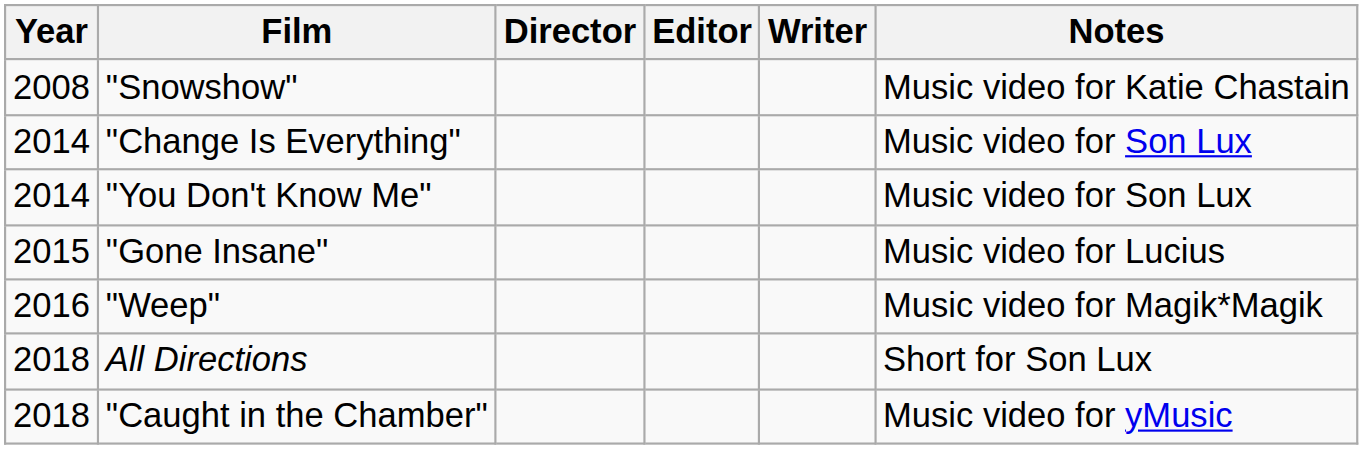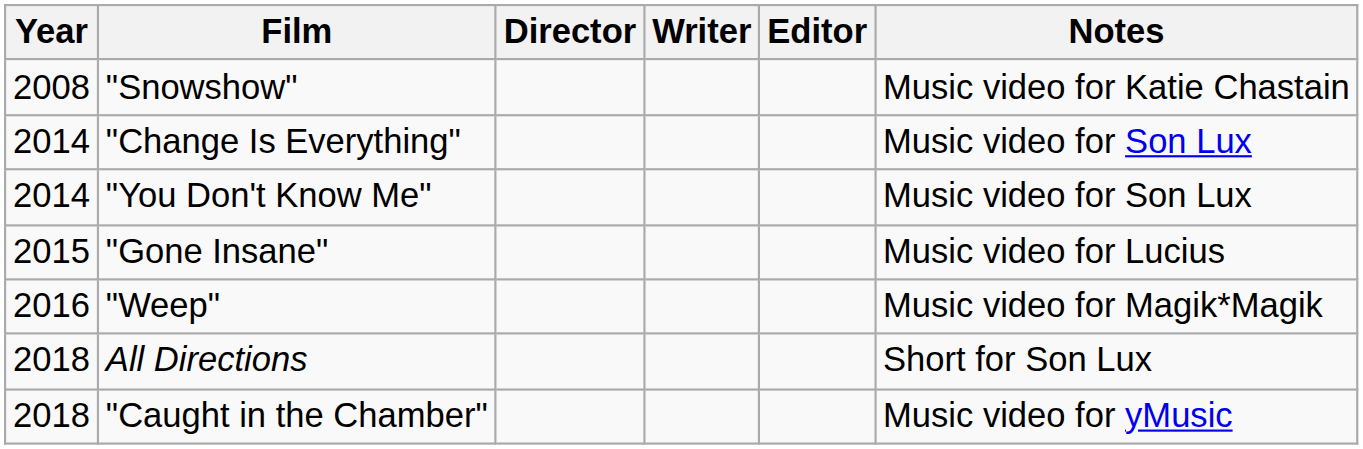columns swapped: (818, 31) <-> (702, 31)
